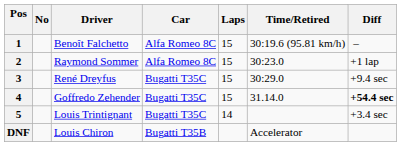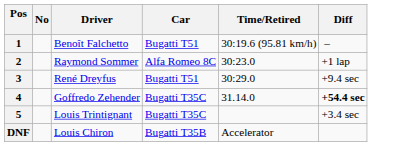- column: (233, 19)
(181, 43) Alfa Romeo 8C -> (172, 43) Bugatti T51
(176, 79) Bugatti T35C -> (172, 79) Bugatti T51
